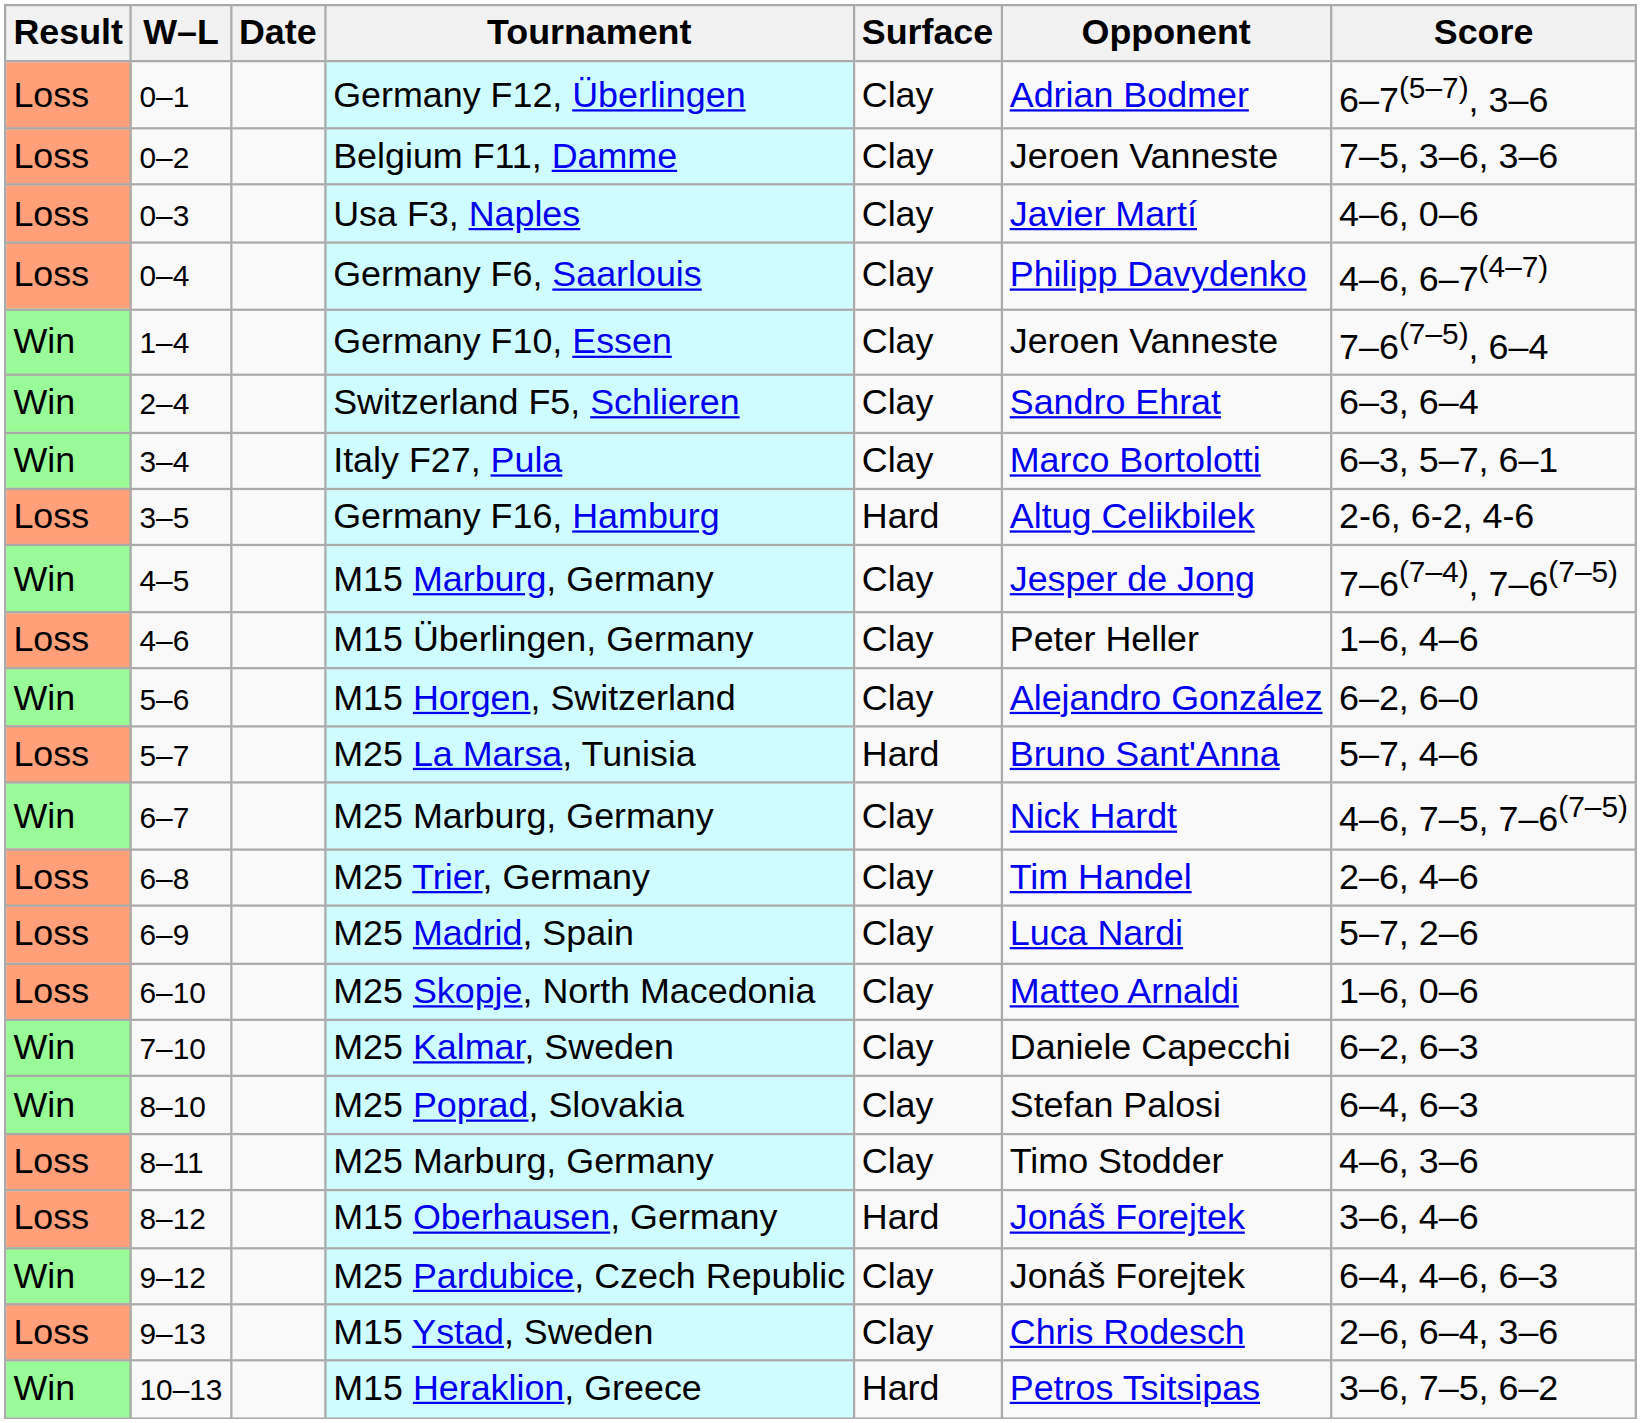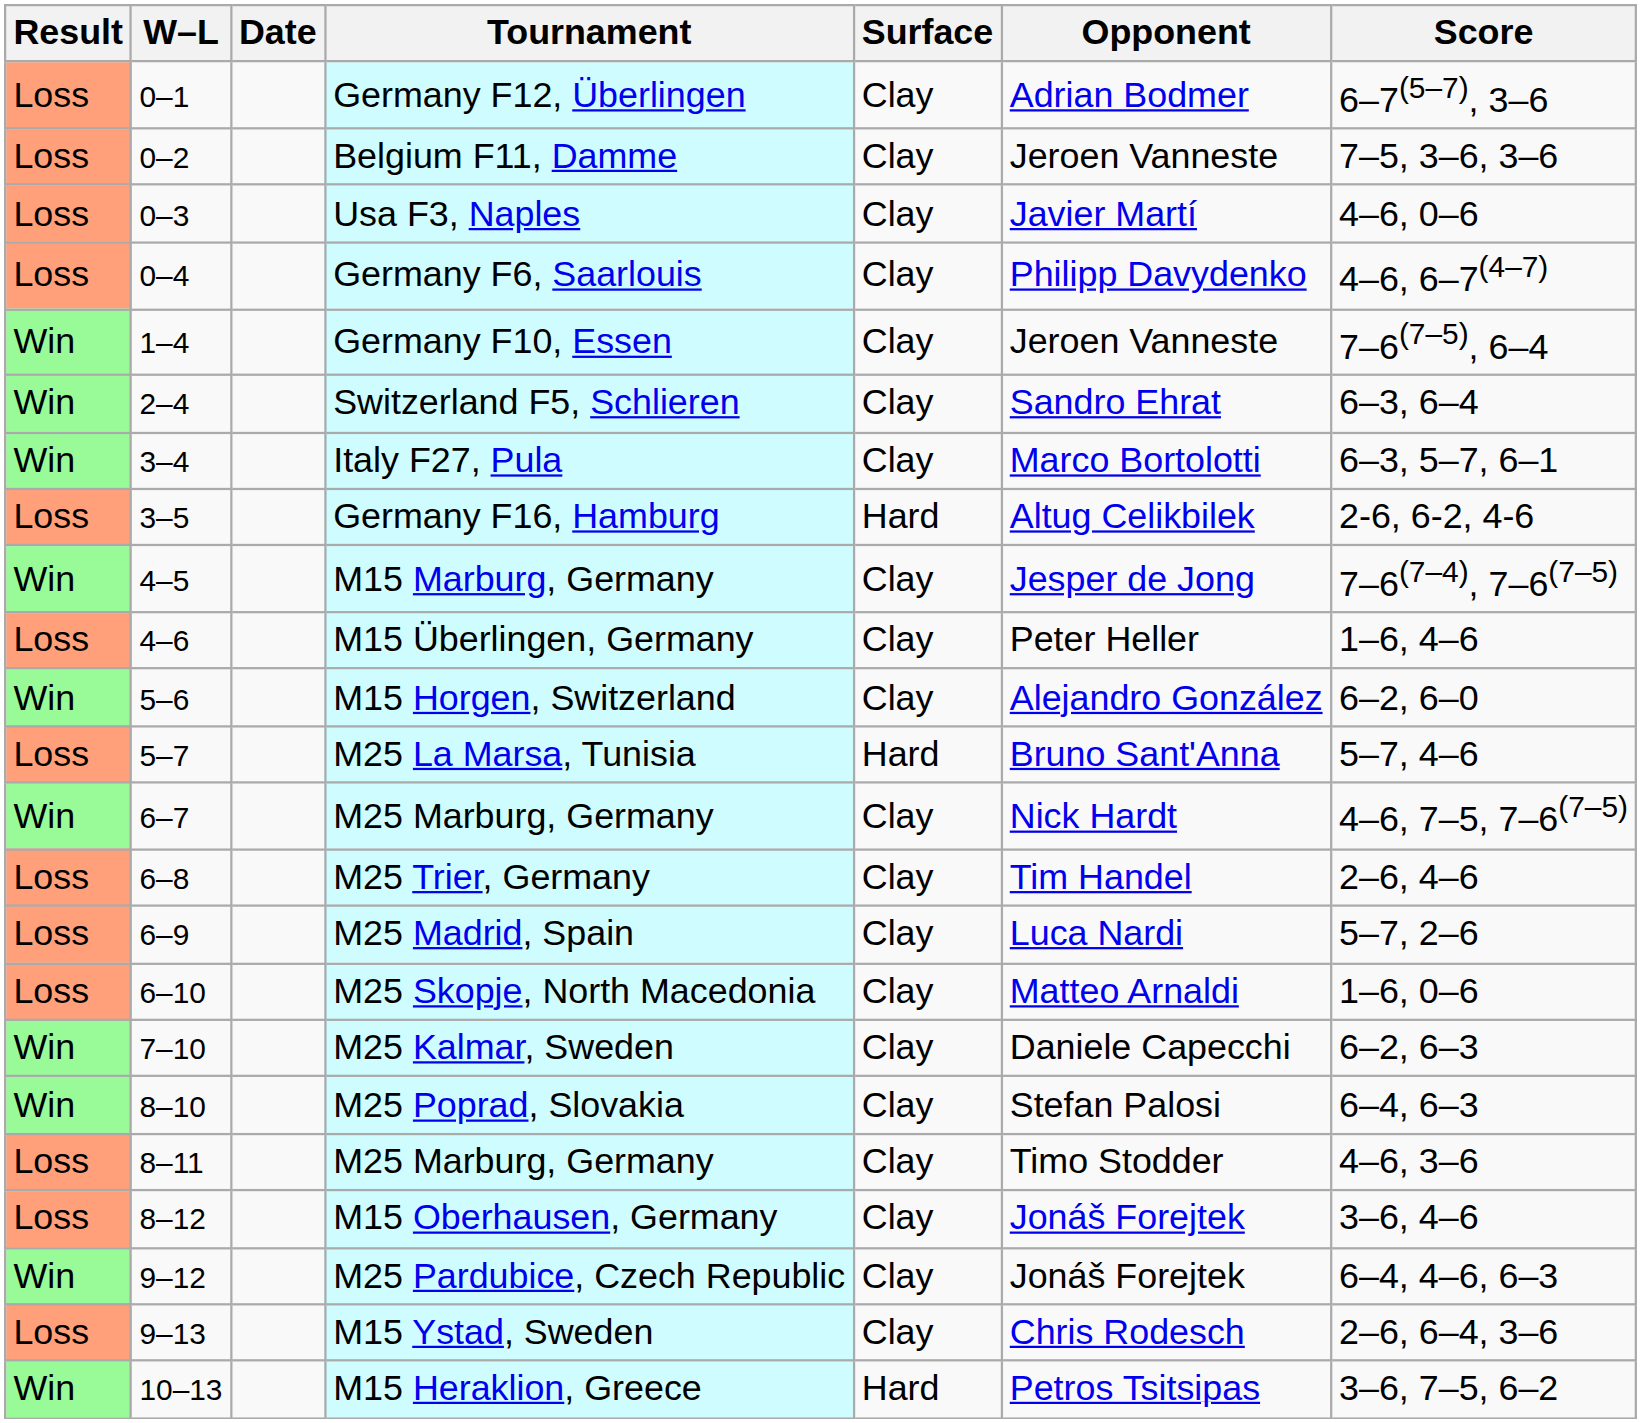(901, 1218) Hard -> (898, 1218) Clay
